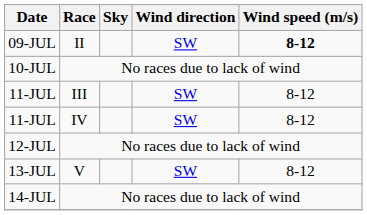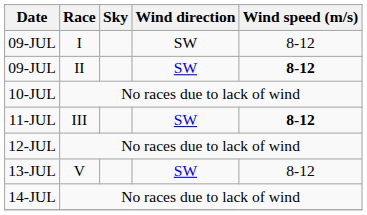+ row: (32, 43)
(300, 94) normal -> (300, 120) bold
- row: (32, 120)
